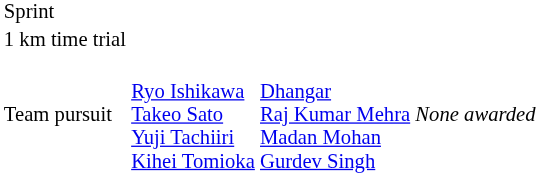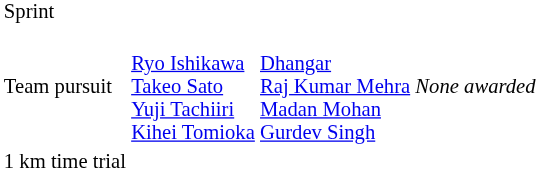rows swapped: (65, 39) <-> (58, 114)
